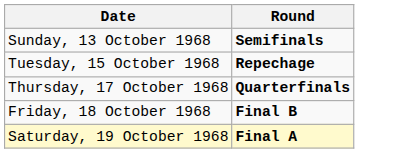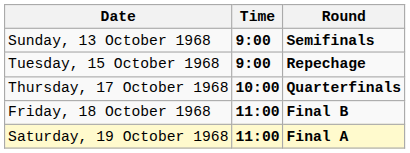+ column: (257, 17)
